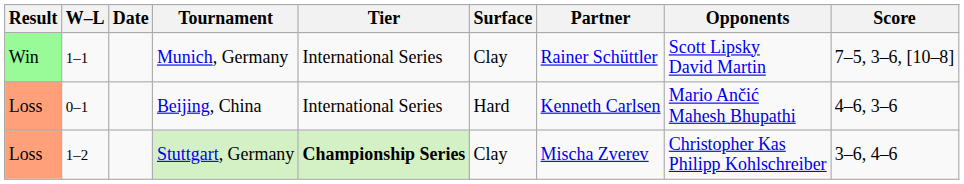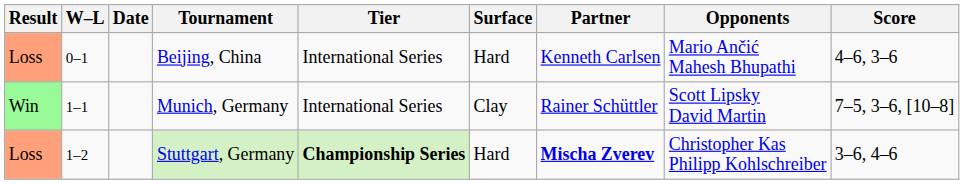rows swapped: (209, 105) <-> (223, 57)
(491, 154) Clay -> (492, 154) Hard
(595, 154) normal -> (597, 154) bold
